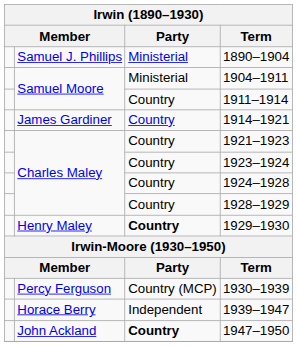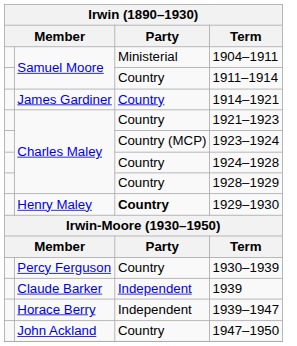- row: (256, 57)
(151, 162) Country -> (162, 141) Country (MCP)
(173, 288) Country (MCP) -> (141, 267) Country
+ row: (227, 288)
(154, 330) bold -> (141, 330) normal
